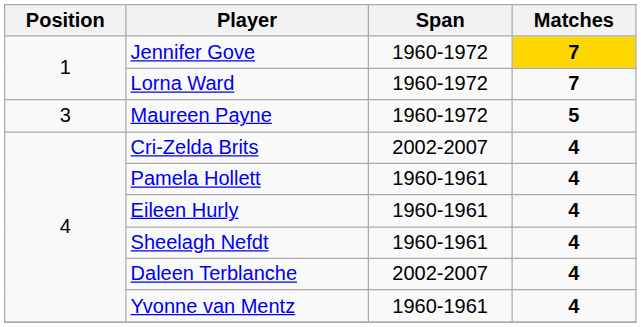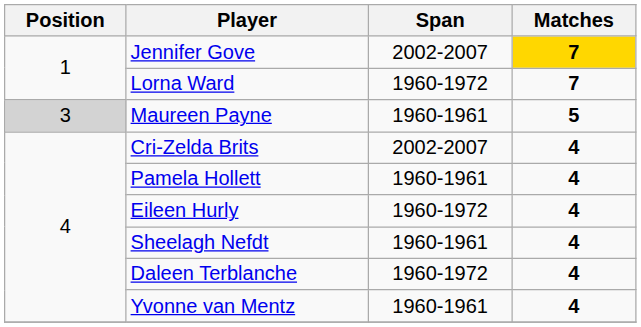(440, 52) 1960-1972 -> (440, 52) 2002-2007
(65, 115) no background -> (65, 115) lightgrey background
(440, 115) 1960-1972 -> (440, 115) 1960-1961
(440, 210) 1960-1961 -> (440, 210) 1960-1972
(440, 274) 2002-2007 -> (440, 274) 1960-1972
